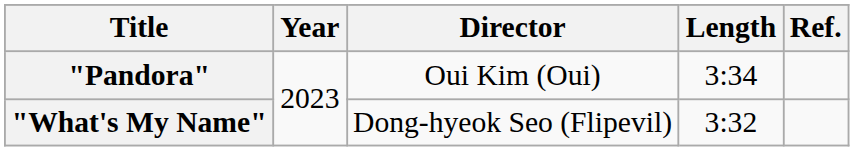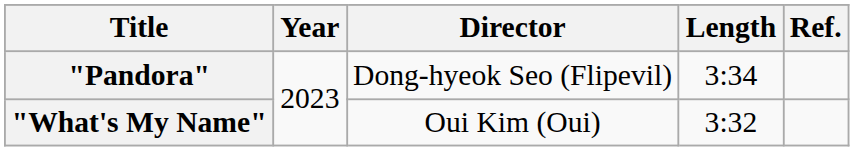(513, 74) Oui Kim (Oui) -> (513, 74) Dong-hyeok Seo (Flipevil)
(513, 121) Dong-hyeok Seo (Flipevil) -> (513, 121) Oui Kim (Oui)
